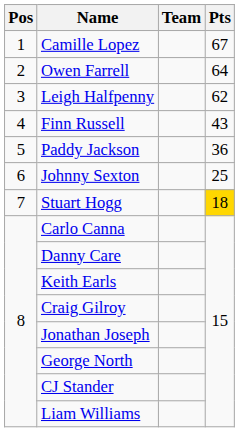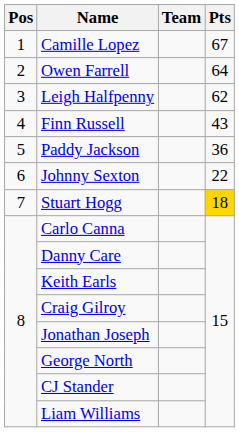(220, 176) 25 -> (220, 176) 22
